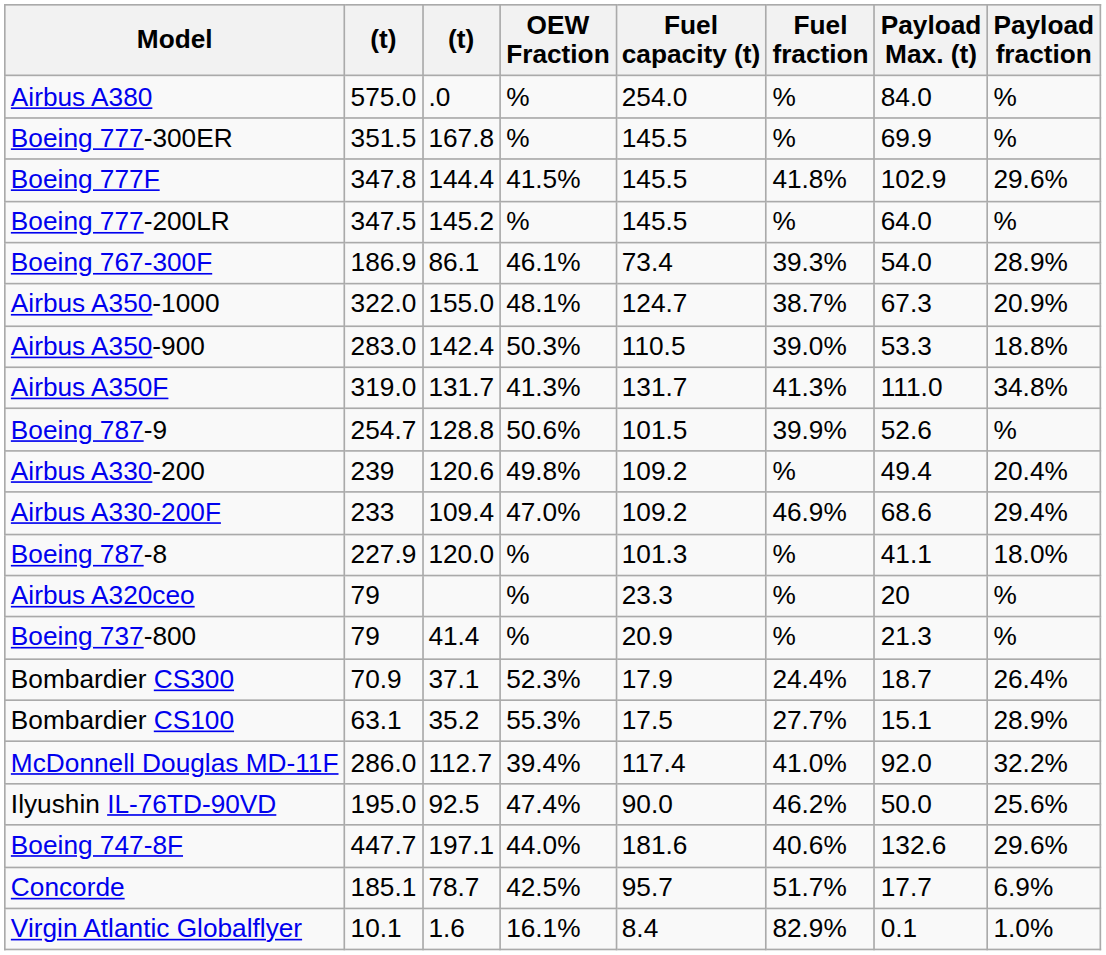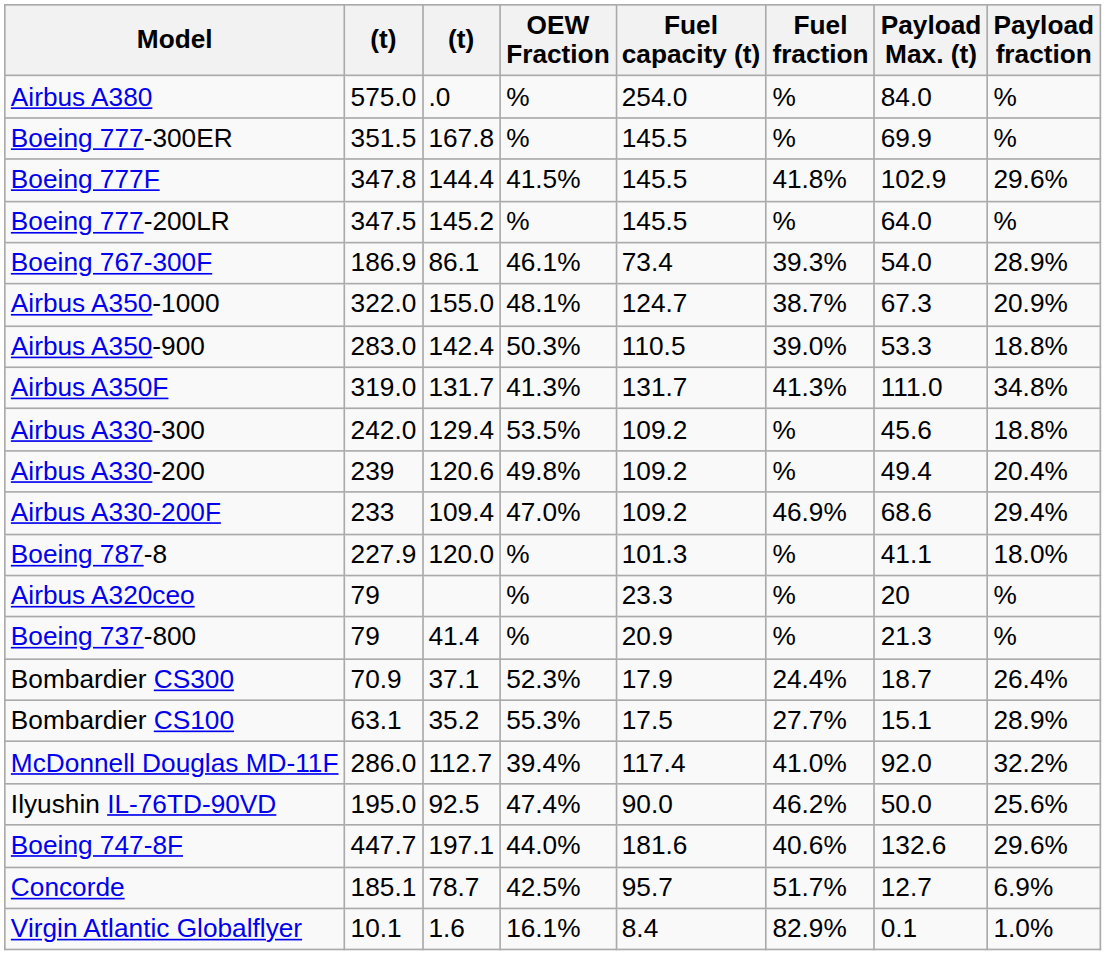- row: (89, 429)
+ row: (108, 429)
(906, 887) 17.7 -> (906, 887) 12.7
